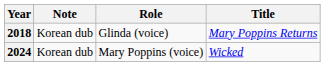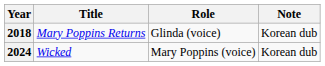columns swapped: (263, 14) <-> (65, 14)
